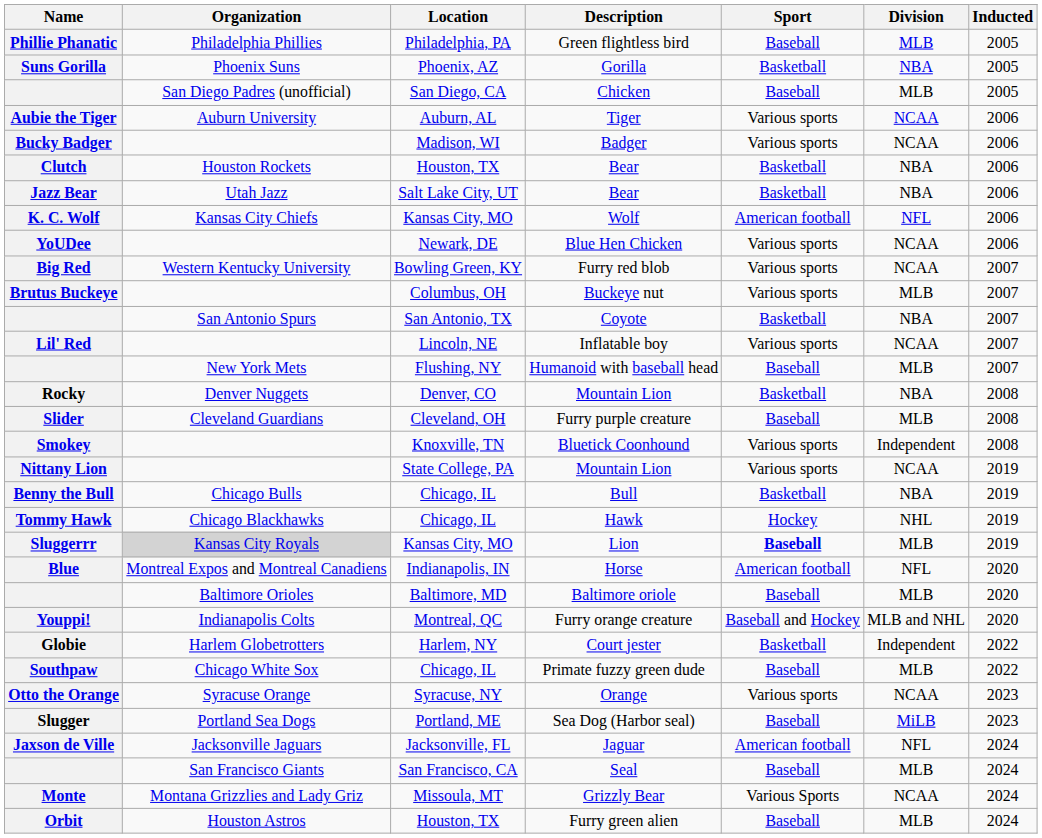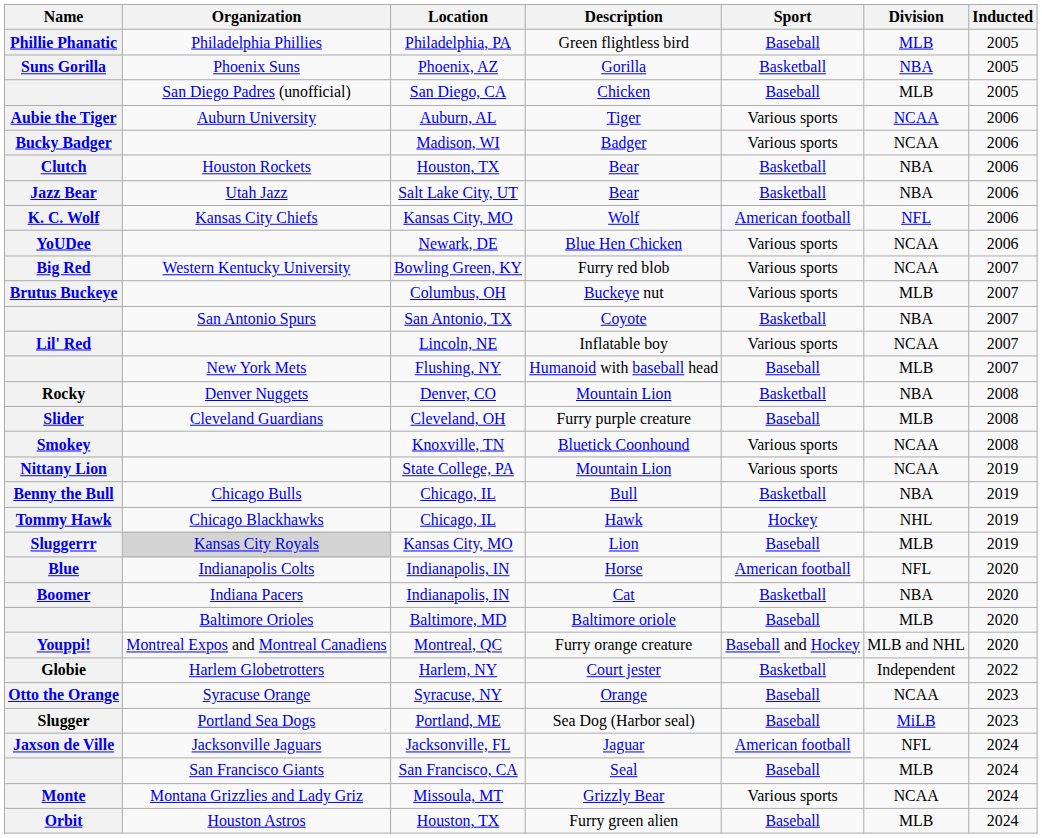(916, 444) Independent -> (916, 444) NCAA
(793, 544) bold -> (793, 544) normal
(257, 569) Montreal Expos and Montreal Canadiens -> (257, 569) Indianapolis Colts
+ row: (64, 594)
(257, 619) Indianapolis Colts -> (257, 645) Montreal Expos and Montreal Canadiens
- row: (64, 670)
(793, 695) Various sports -> (793, 695) Baseball
(793, 795) Various Sports -> (793, 795) Various sports
